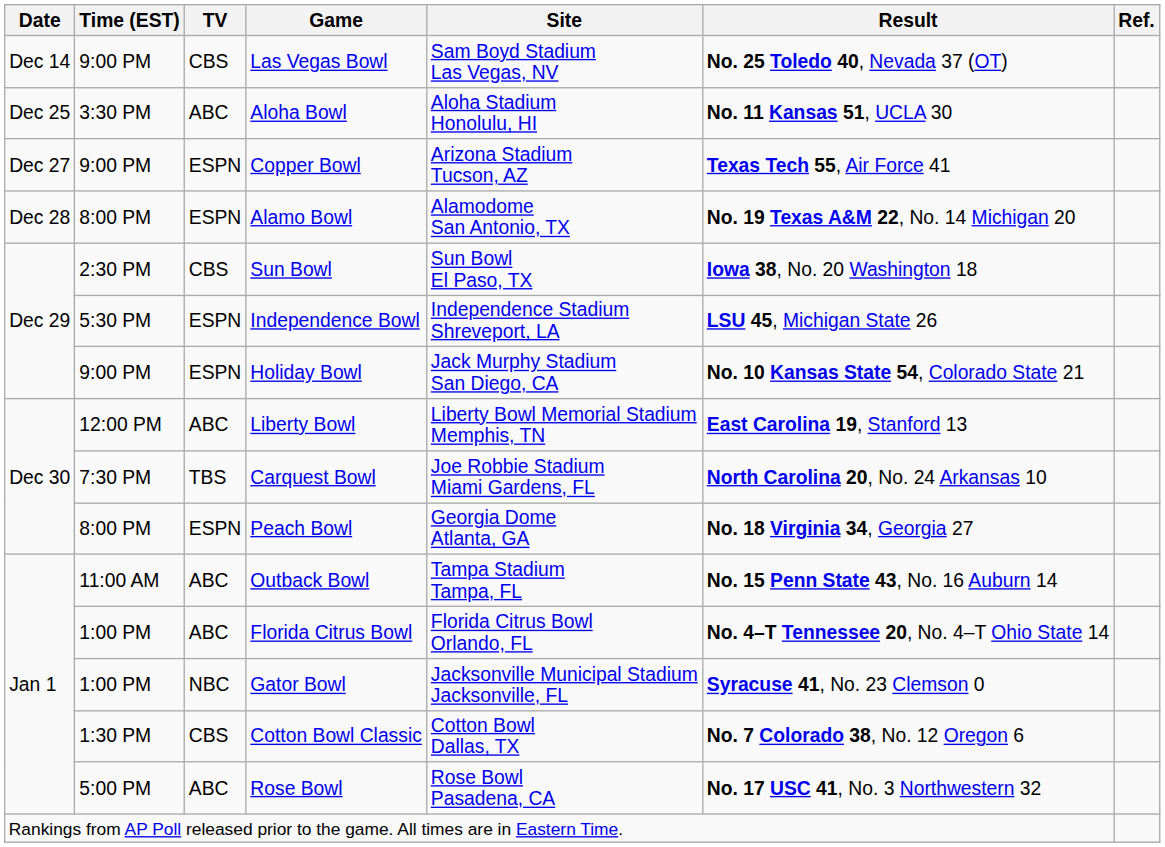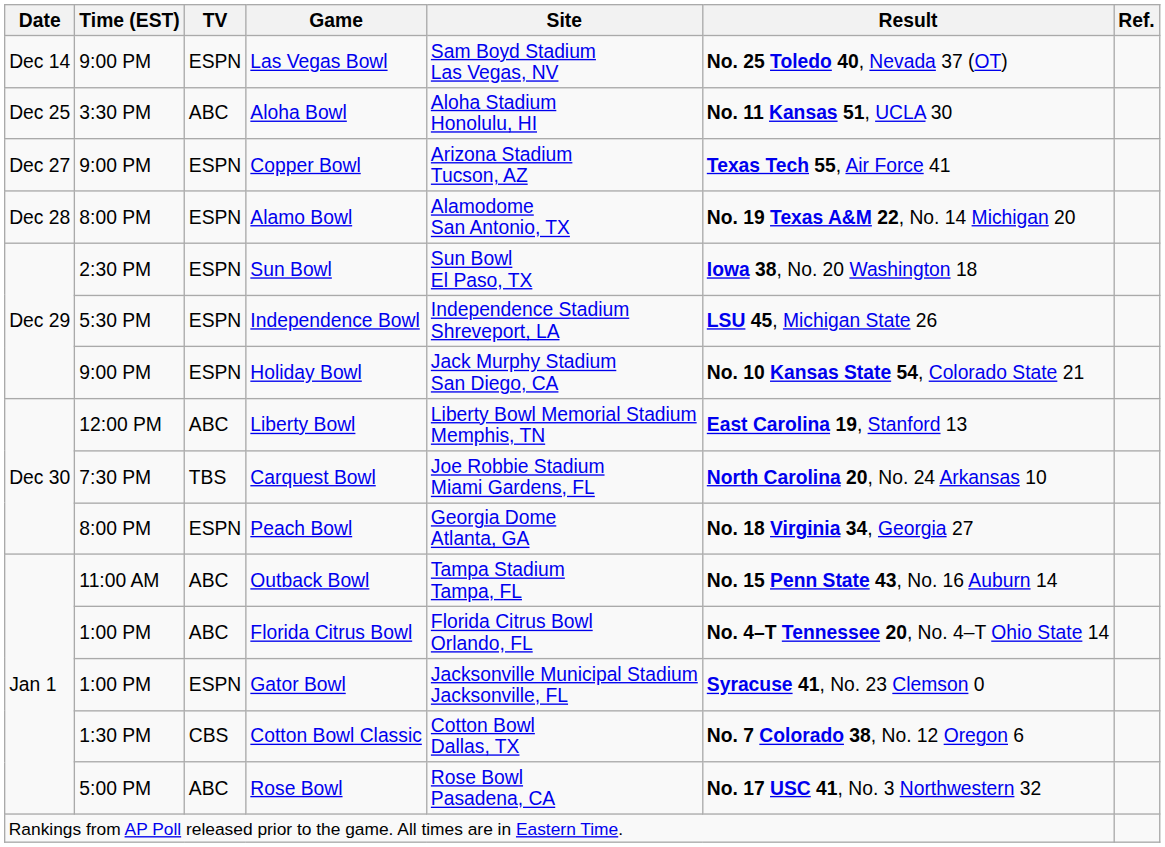(209, 62) CBS -> (215, 62) ESPN
(209, 269) CBS -> (215, 269) ESPN
(209, 685) NBC -> (215, 685) ESPN
